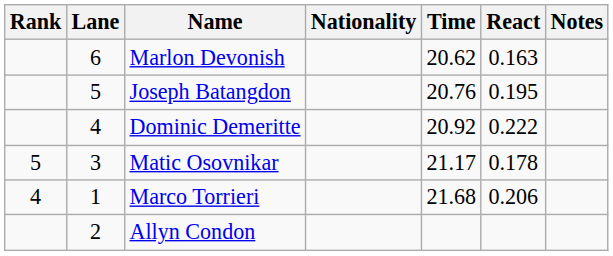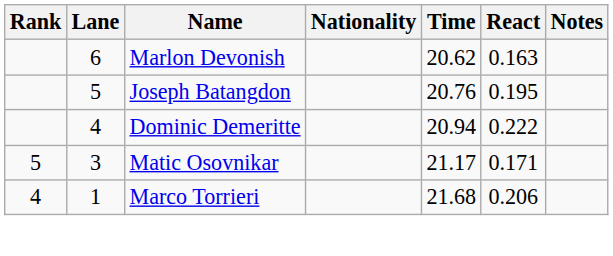(451, 127) 20.92 -> (451, 127) 20.94
(513, 162) 0.178 -> (513, 162) 0.171
- row: (192, 232)
